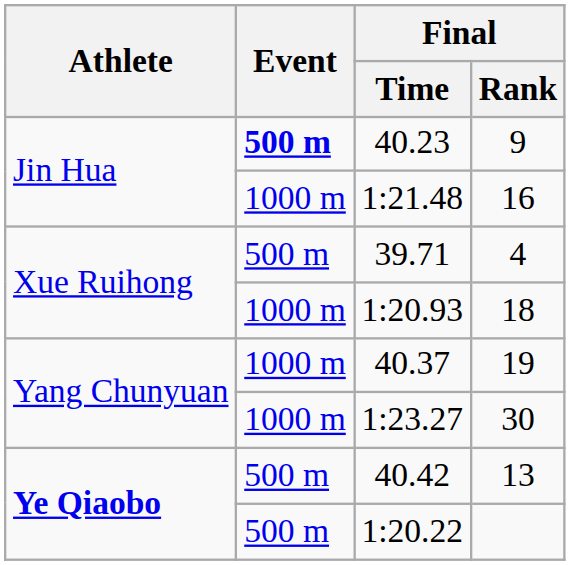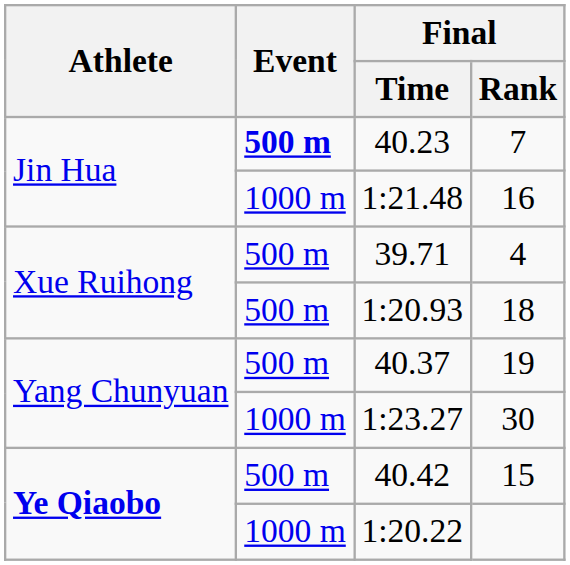(518, 143) 9 -> (518, 143) 7
(295, 309) 1000 m -> (287, 309) 500 m
(295, 364) 1000 m -> (287, 364) 500 m
(518, 475) 13 -> (518, 475) 15
(287, 530) 500 m -> (295, 530) 1000 m
